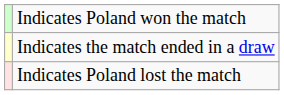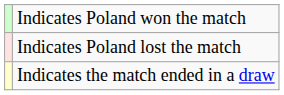rows swapped: (146, 47) <-> (129, 75)
